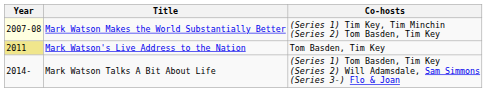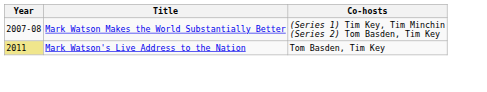(24, 29) lightyellow background -> (24, 29) no background
- row: (130, 71)
